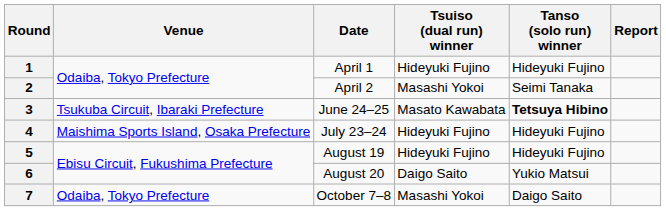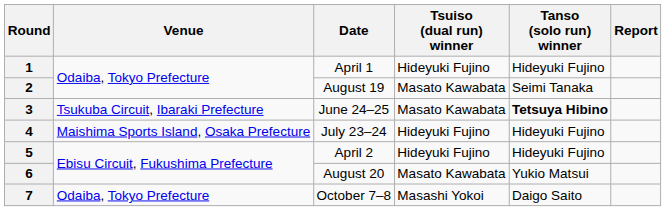(354, 88) April 2 -> (354, 88) August 19
(441, 88) Masashi Yokoi -> (451, 88) Masato Kawabata
(354, 153) August 19 -> (354, 153) April 2
(432, 174) Daigo Saito -> (451, 174) Masato Kawabata
